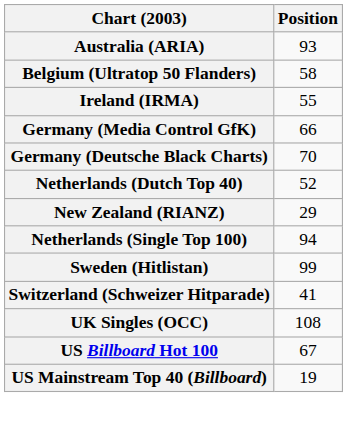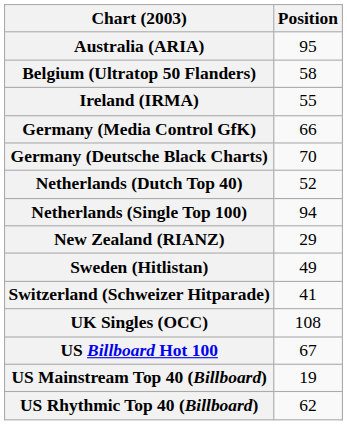(308, 45) 93 -> (308, 45) 95
rows swapped: (139, 239) <-> (139, 211)
(308, 267) 99 -> (308, 267) 49
+ row: (139, 405)
